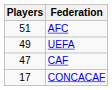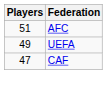- row: (77, 77)
